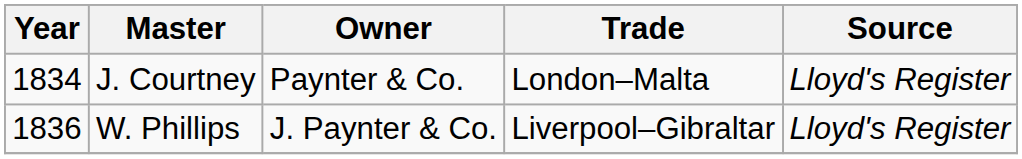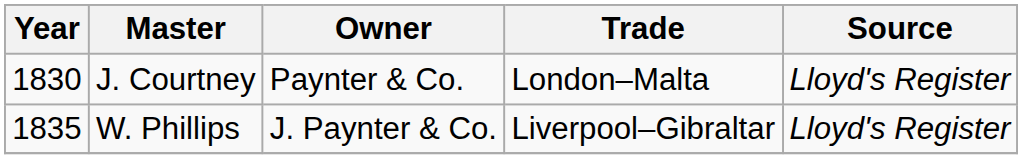(47, 78) 1834 -> (47, 78) 1830
(47, 128) 1836 -> (47, 128) 1835
